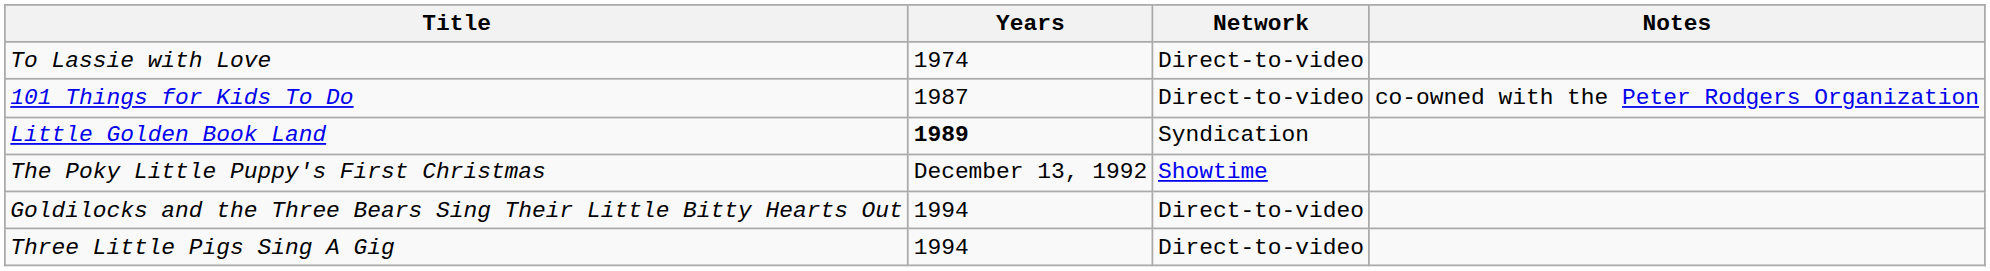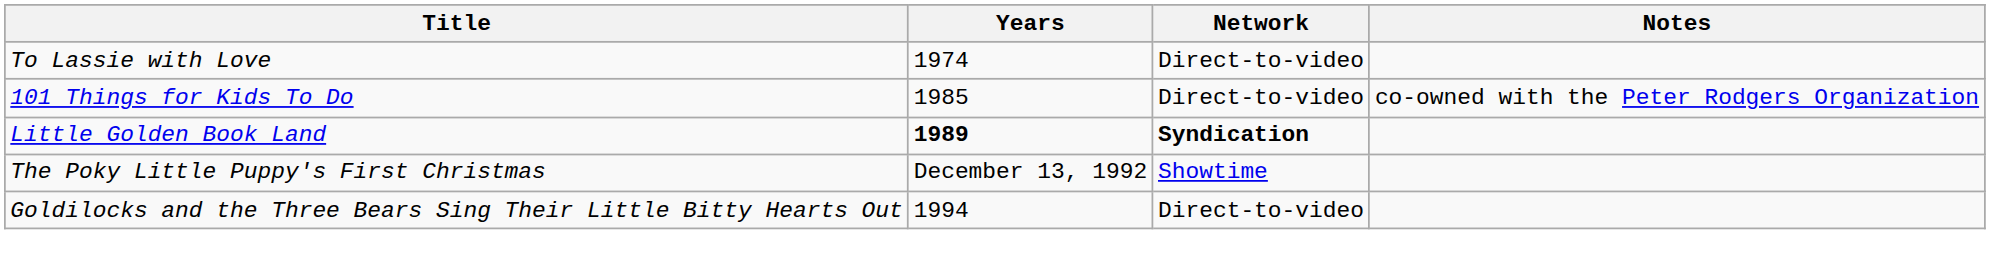(941, 98) 1987 -> (941, 98) 1985
(1234, 135) normal -> (1234, 135) bold
- row: (203, 247)
